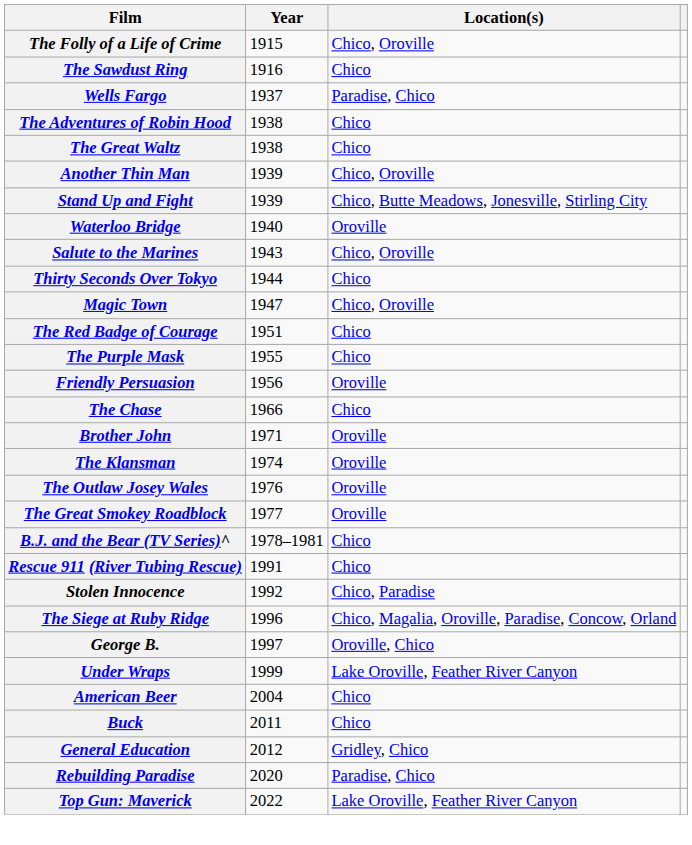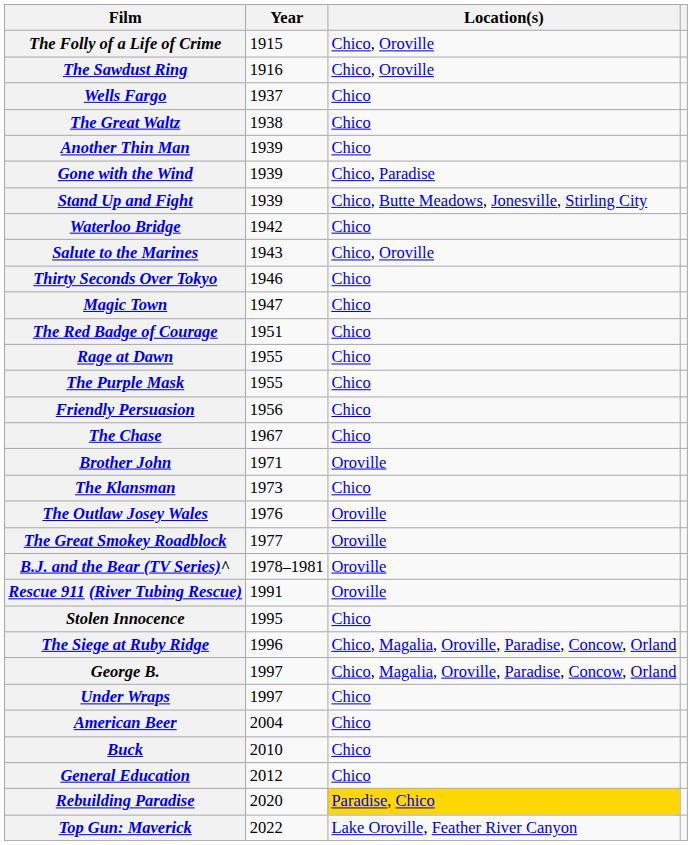(351, 69) Chico -> (383, 69) Chico, Oroville
(383, 95) Paradise, Chico -> (351, 95) Chico
- row: (125, 122)
(383, 174) Chico, Oroville -> (351, 148) Chico
+ row: (125, 174)
(266, 226) 1940 -> (266, 226) 1942
(359, 226) Oroville -> (351, 226) Chico
(266, 278) 1944 -> (266, 278) 1946
(383, 305) Chico, Oroville -> (351, 305) Chico
+ row: (125, 357)
(359, 383) Oroville -> (351, 409) Chico
(266, 409) 1966 -> (266, 435) 1967
(266, 461) 1974 -> (266, 488) 1973
(359, 461) Oroville -> (351, 488) Chico
(351, 540) Chico -> (359, 566) Oroville
(351, 566) Chico -> (359, 592) Oroville
(266, 592) 1992 -> (266, 618) 1995
(383, 592) Chico, Paradise -> (351, 618) Chico
(383, 644) Oroville, Chico -> (504, 670) Chico, Magalia, Oroville, Paradise, Concow, Orland
(266, 670) 1999 -> (266, 697) 1997
(454, 670) Lake Oroville, Feather River Canyon -> (351, 697) Chico
(266, 723) 2011 -> (266, 749) 2010
(380, 749) Gridley, Chico -> (351, 775) Chico
(383, 775) no background -> (383, 801) gold background
